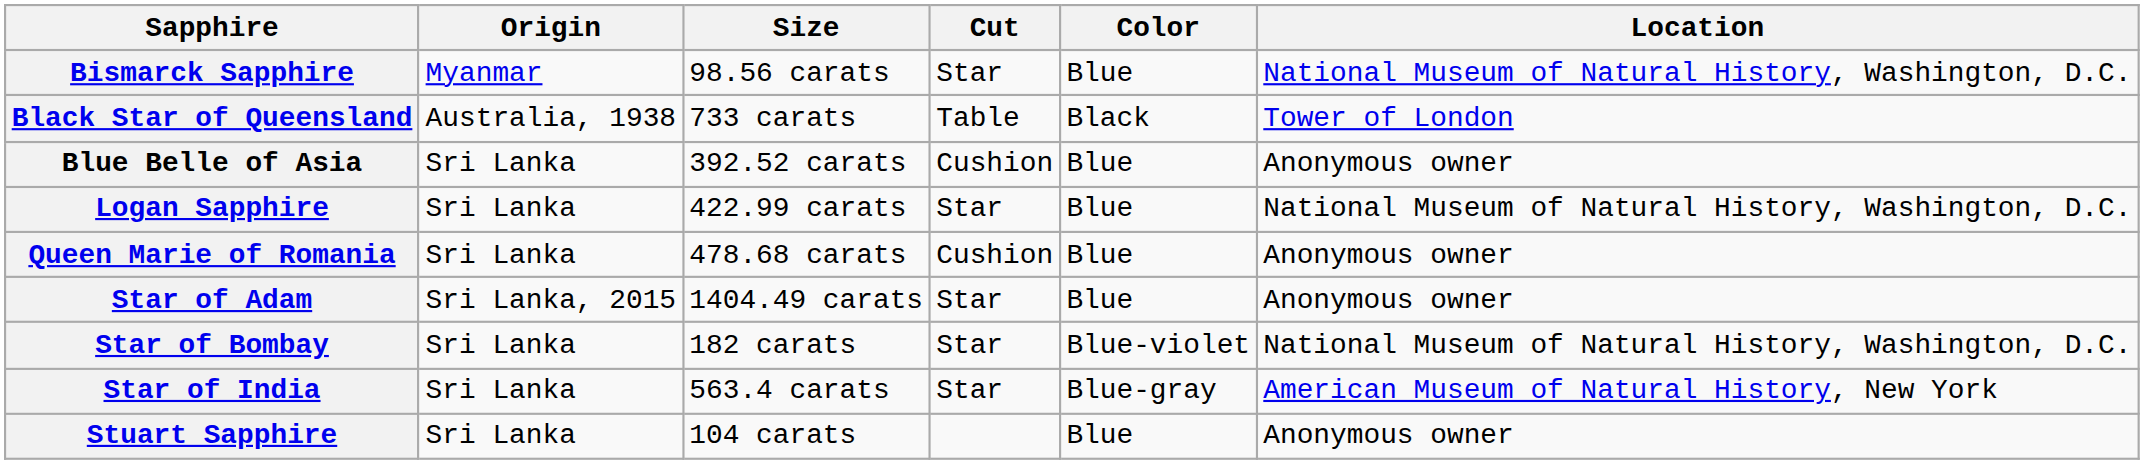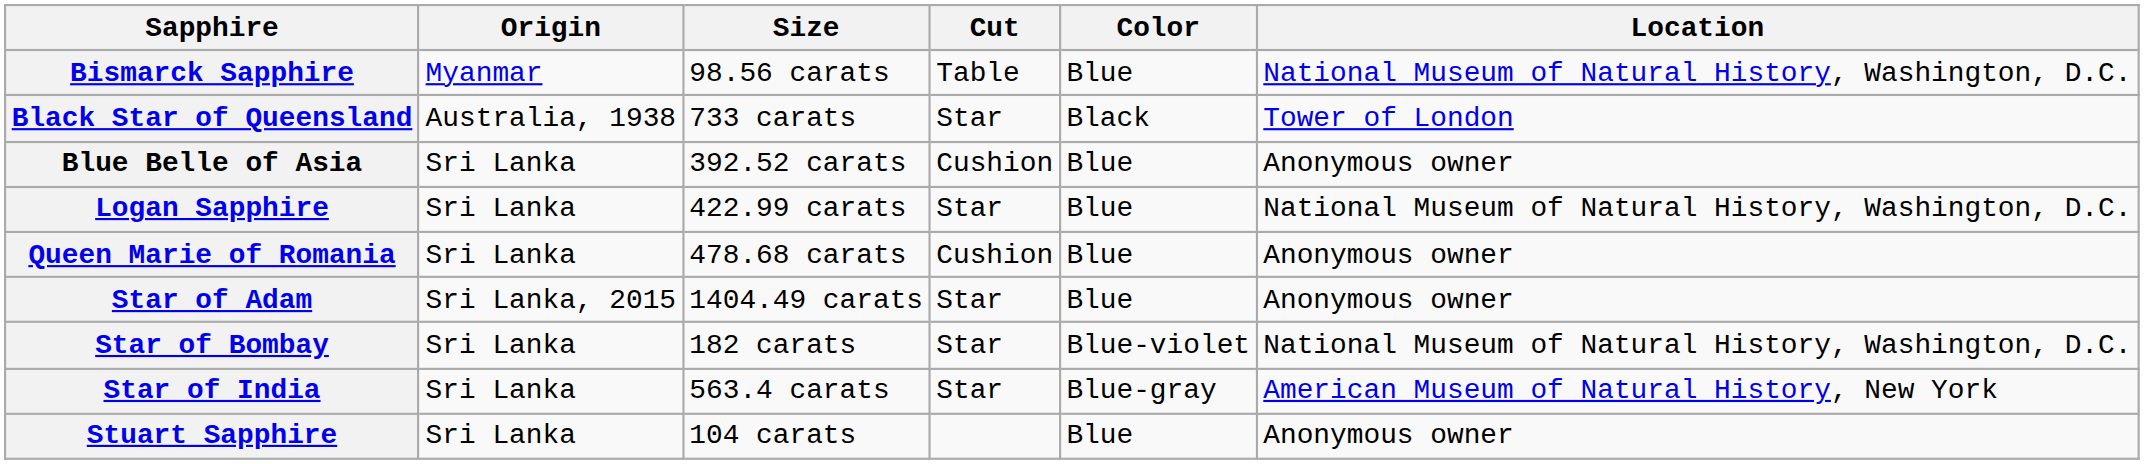(970, 73) Star -> (978, 73) Table
(978, 118) Table -> (970, 118) Star
